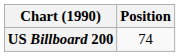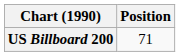(146, 39) 74 -> (146, 39) 71
